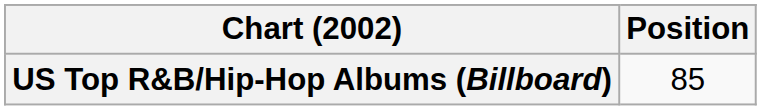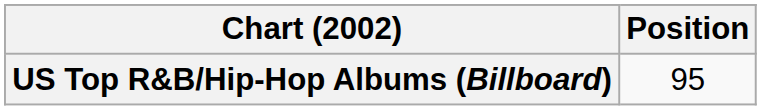(688, 78) 85 -> (688, 78) 95
